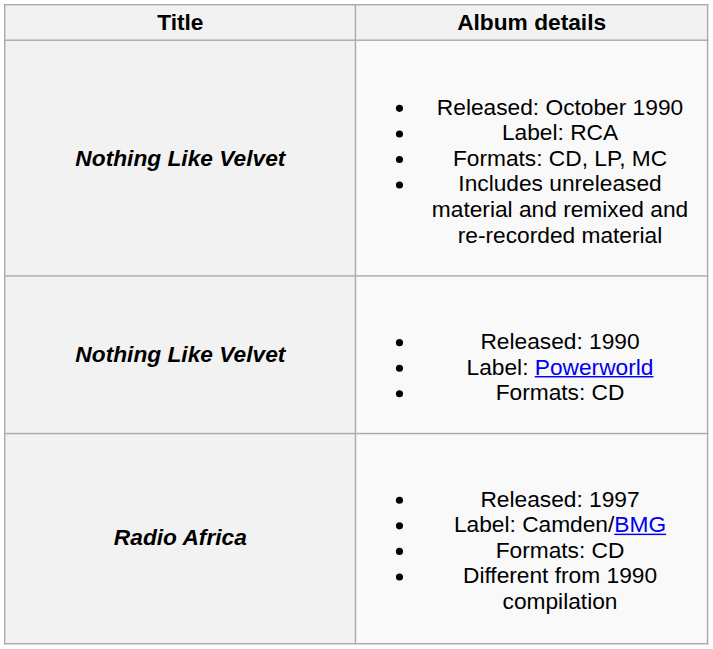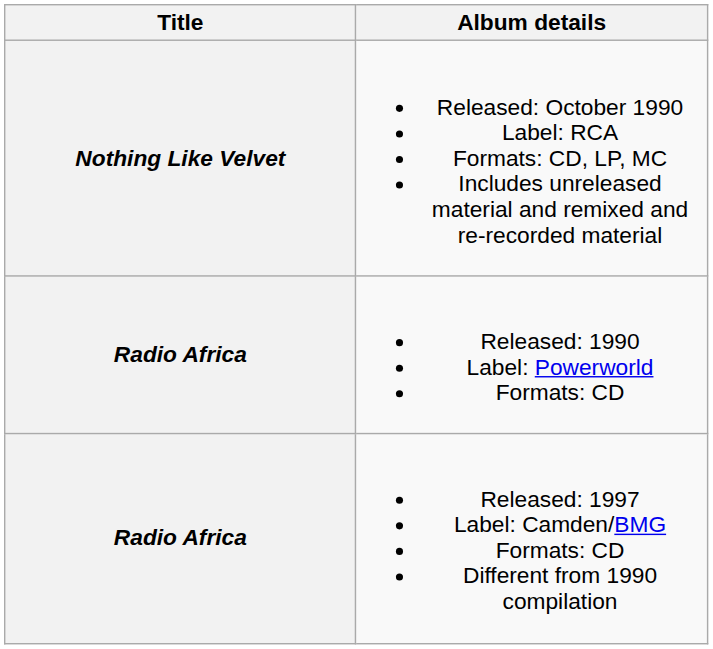(180, 354) Nothing Like Velvet -> (180, 354) Radio Africa
